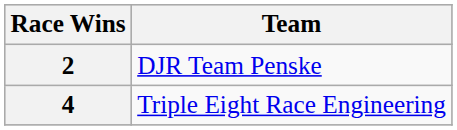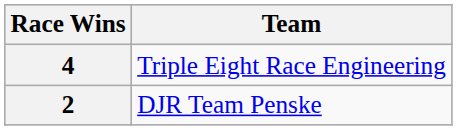rows swapped: (68, 104) <-> (68, 64)
